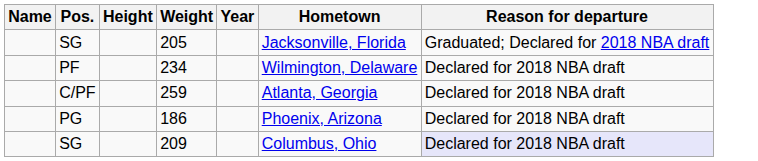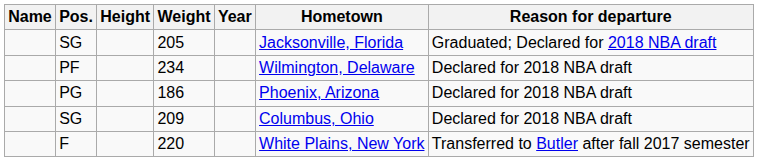- row: (173, 93)
(525, 144) lavender background -> (532, 118) no background
+ row: (171, 144)
